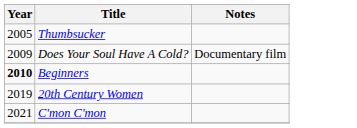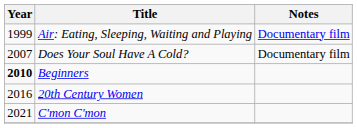+ row: (145, 34)
- row: (72, 34)
(20, 53) 2009 -> (20, 53) 2007
(20, 93) 2019 -> (20, 93) 2016
